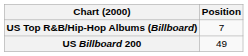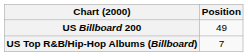rows swapped: (102, 43) <-> (102, 28)
